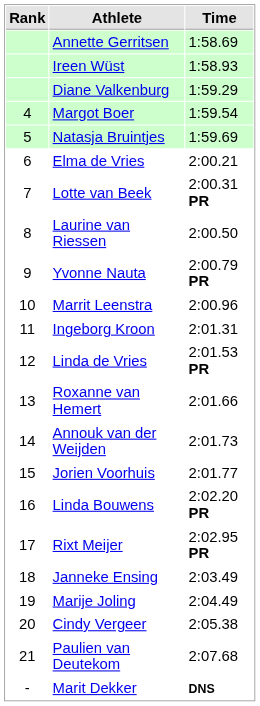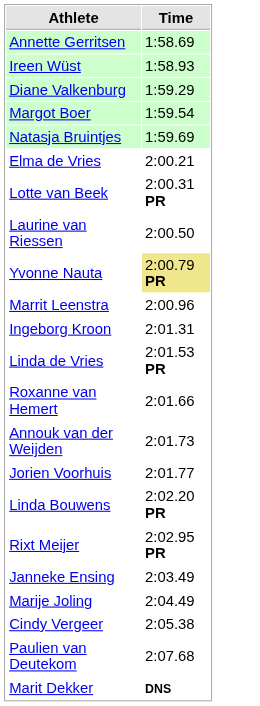- column: (27, 17)
(213, 273) no background -> (170, 273) khaki background
